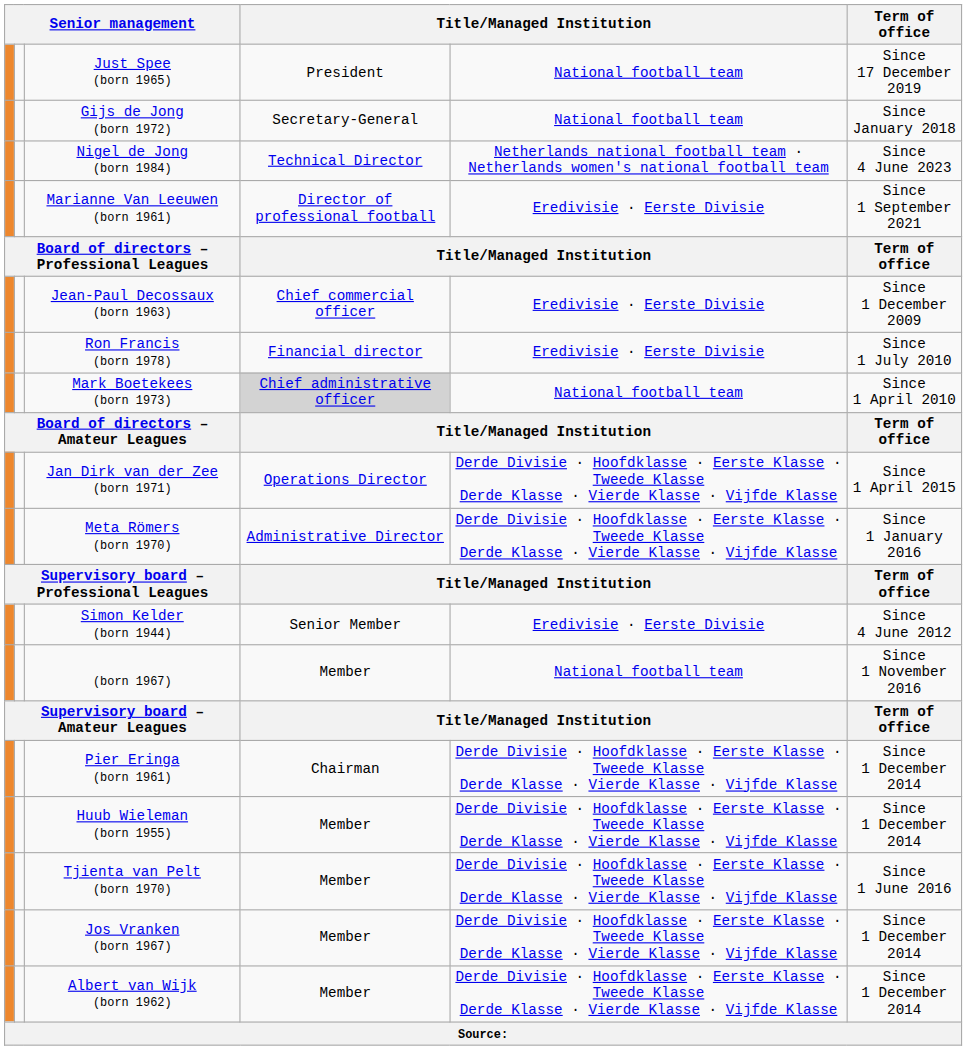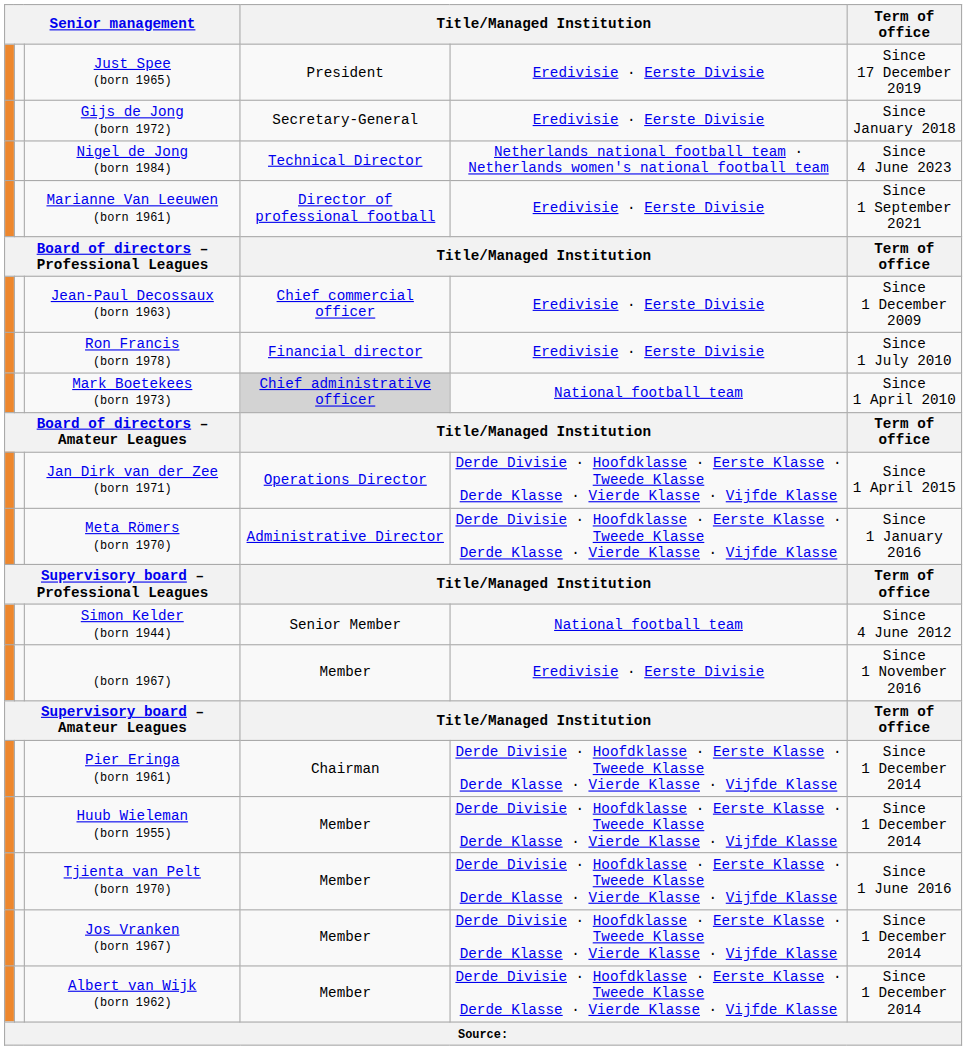(649, 73) National football team -> (649, 73) Eredivisie · Eerste Divisie
(649, 121) National football team -> (649, 121) Eredivisie · Eerste Divisie
(649, 624) Eredivisie · Eerste Divisie -> (649, 624) National football team
(649, 672) National football team -> (649, 672) Eredivisie · Eerste Divisie
